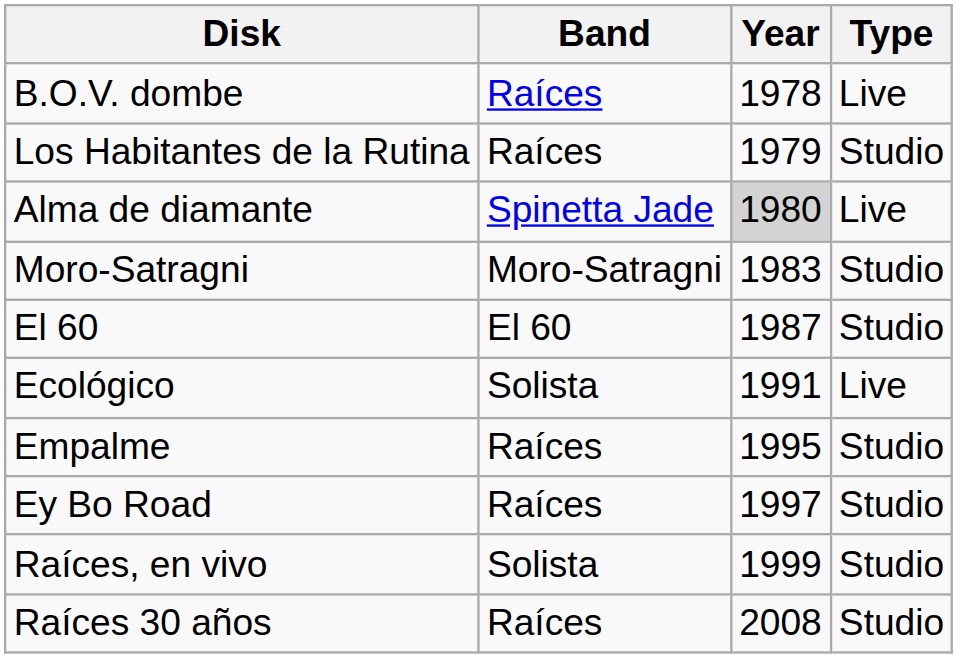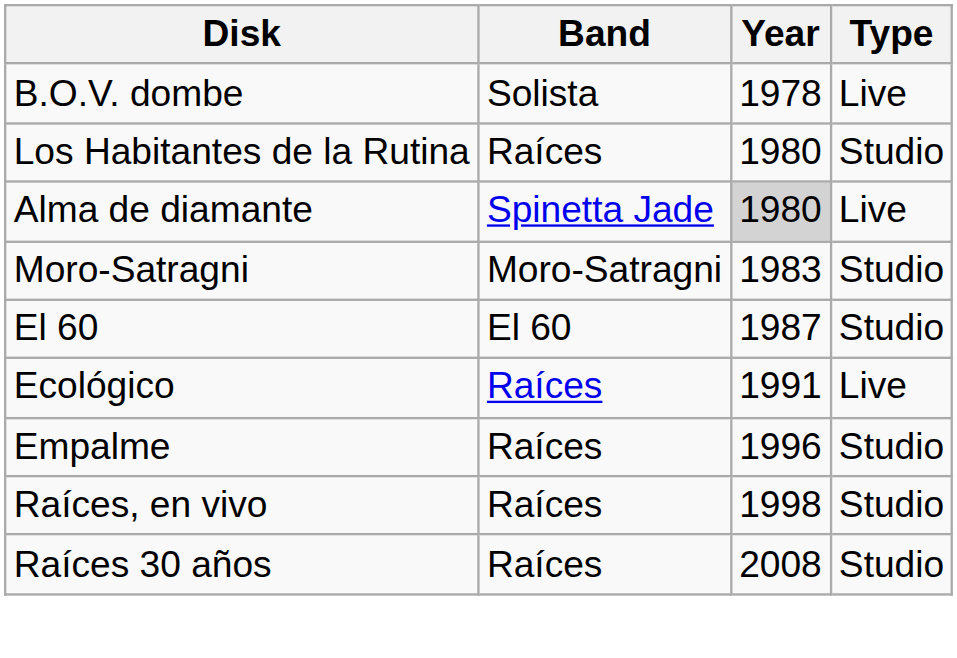(545, 92) Raíces -> (543, 92) Solista
(780, 151) 1979 -> (780, 151) 1980
(543, 387) Solista -> (545, 387) Raíces
(780, 446) 1995 -> (780, 446) 1996
- row: (113, 504)
(543, 563) Solista -> (545, 504) Raíces
(780, 563) 1999 -> (780, 504) 1998
